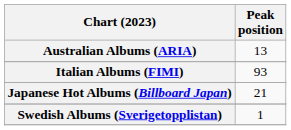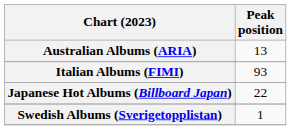(260, 93) 21 -> (260, 93) 22
